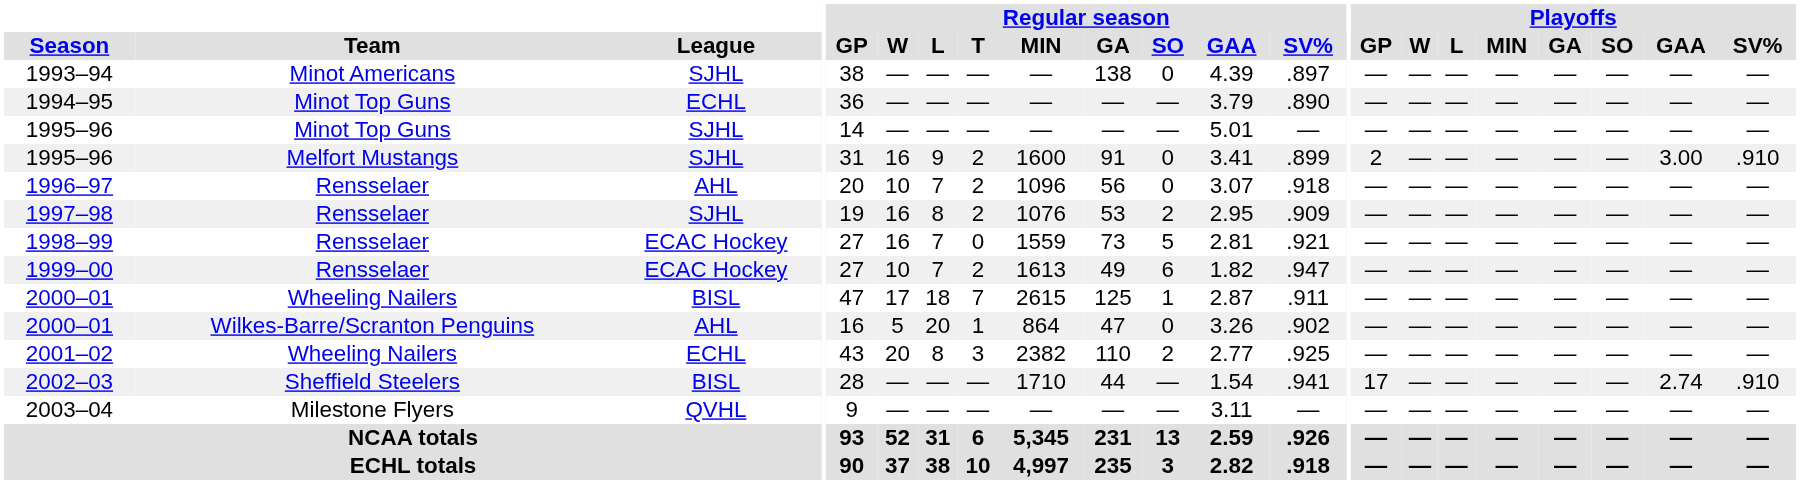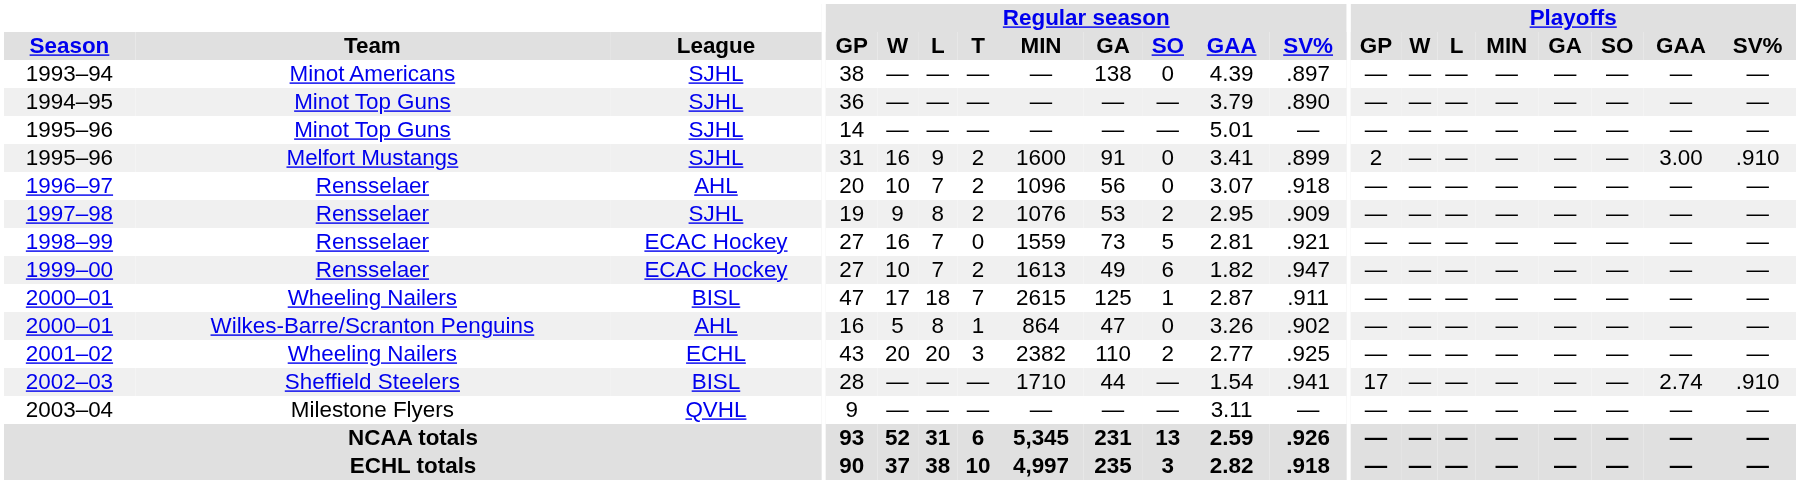(716, 101) ECHL -> (716, 101) SJHL
(897, 213) 16 -> (897, 213) 9
(938, 325) 20 -> (938, 325) 8
(938, 353) 8 -> (938, 353) 20
